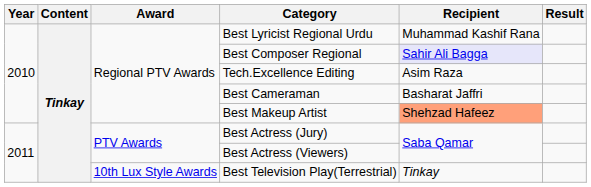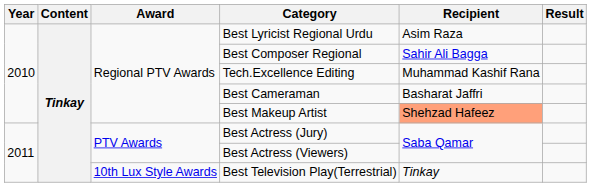(471, 34) Muhammad Kashif Rana -> (432, 34) Asim Raza
(445, 53) lavender background -> (445, 53) no background
(432, 73) Asim Raza -> (471, 73) Muhammad Kashif Rana
